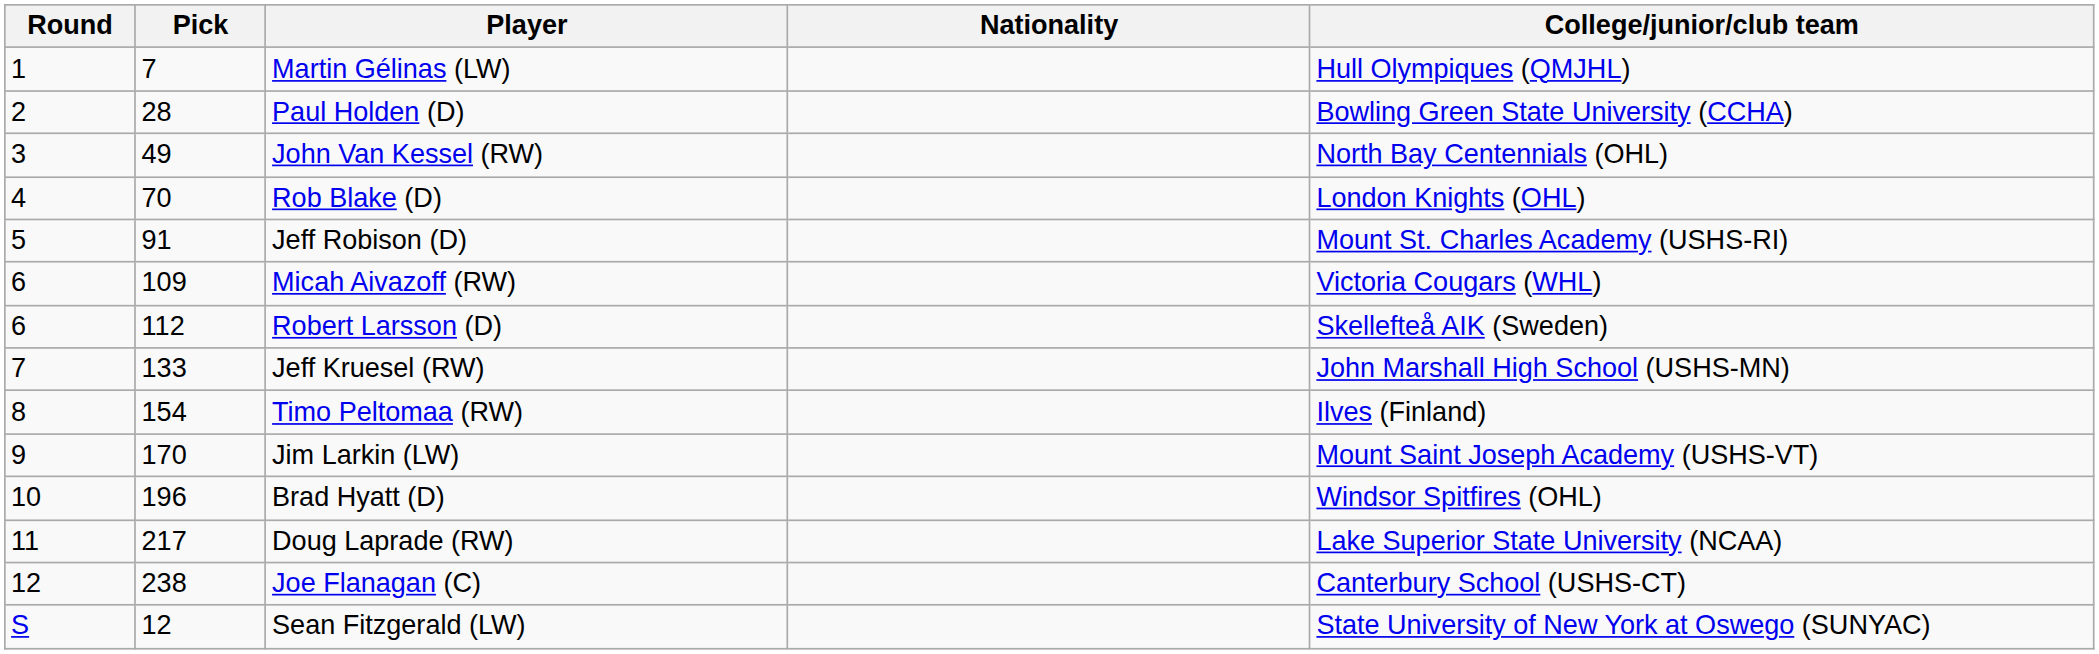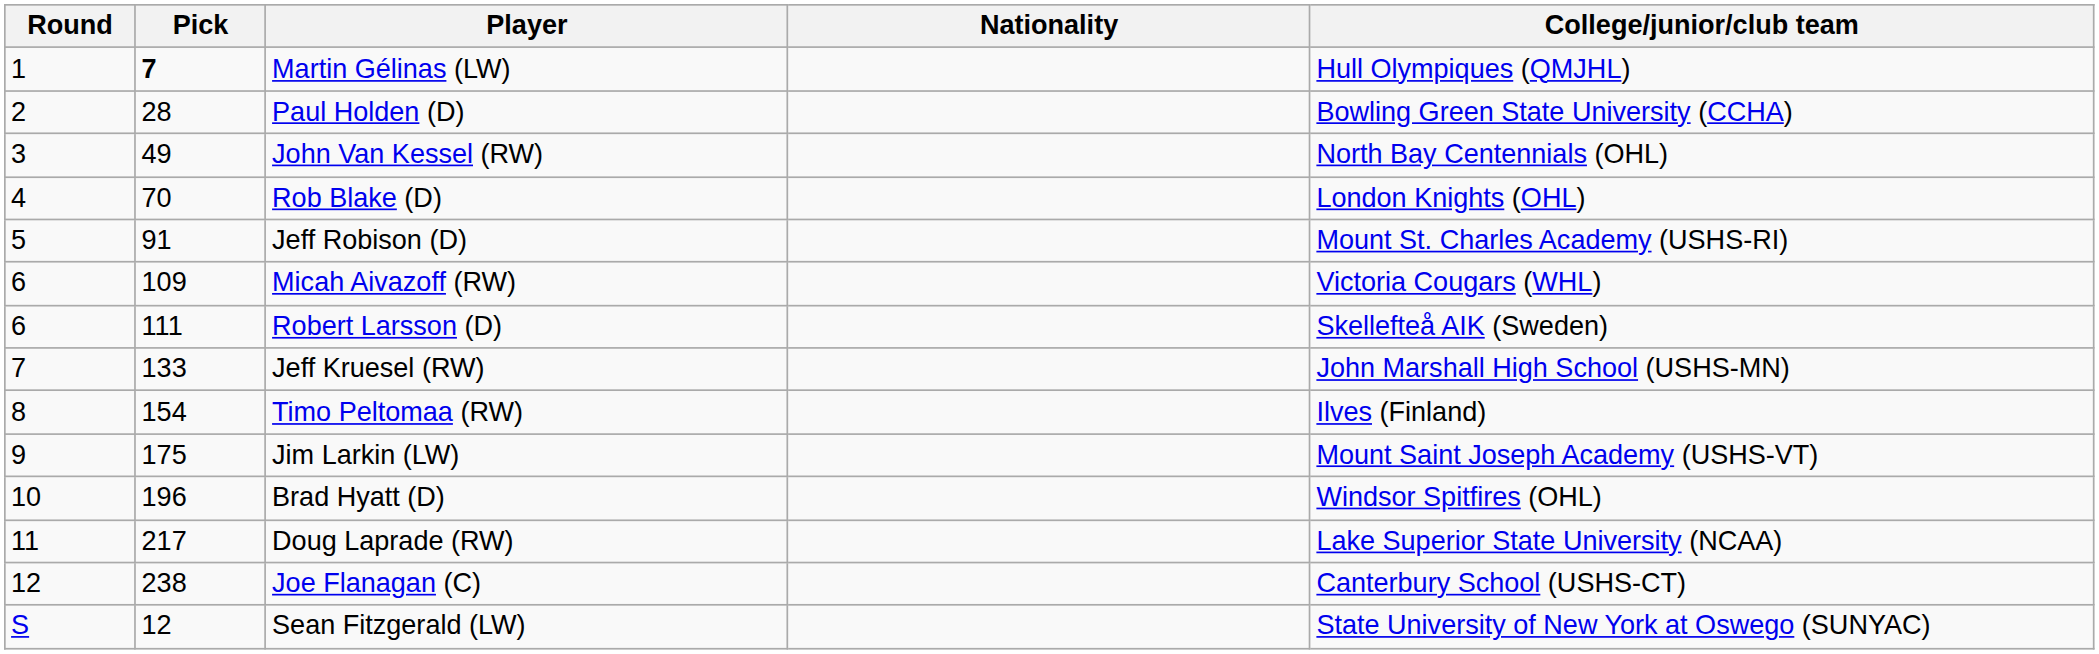(149, 68) normal -> (149, 68) bold
(163, 326) 112 -> (162, 326) 111
(164, 454) 170 -> (164, 454) 175
